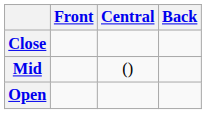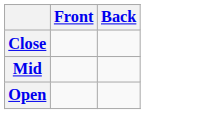- column: (128, 17)
